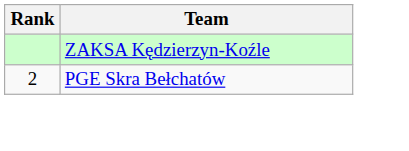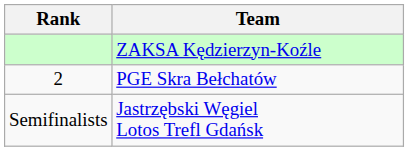+ row: (190, 119)
